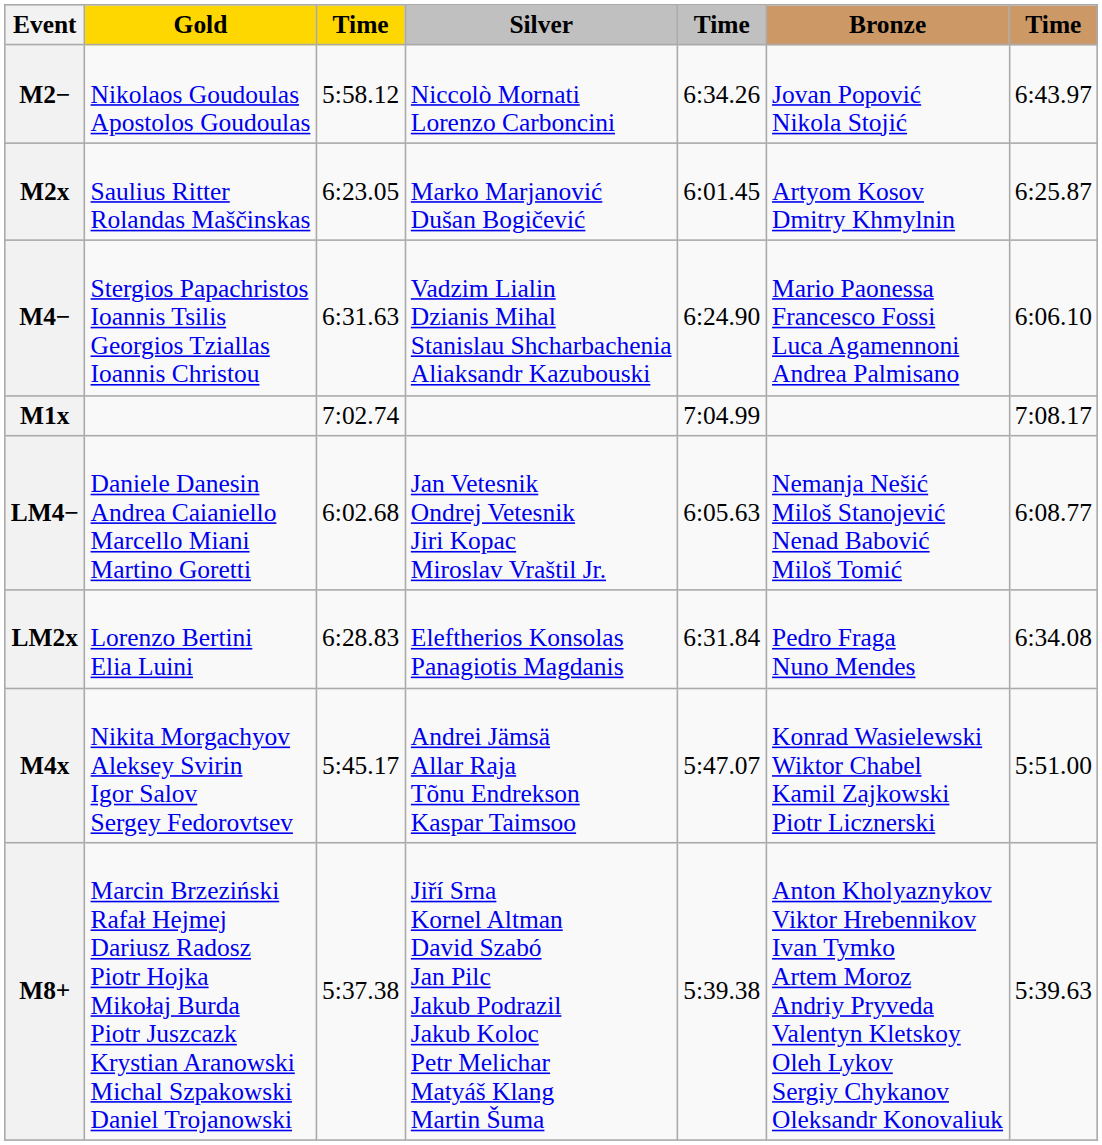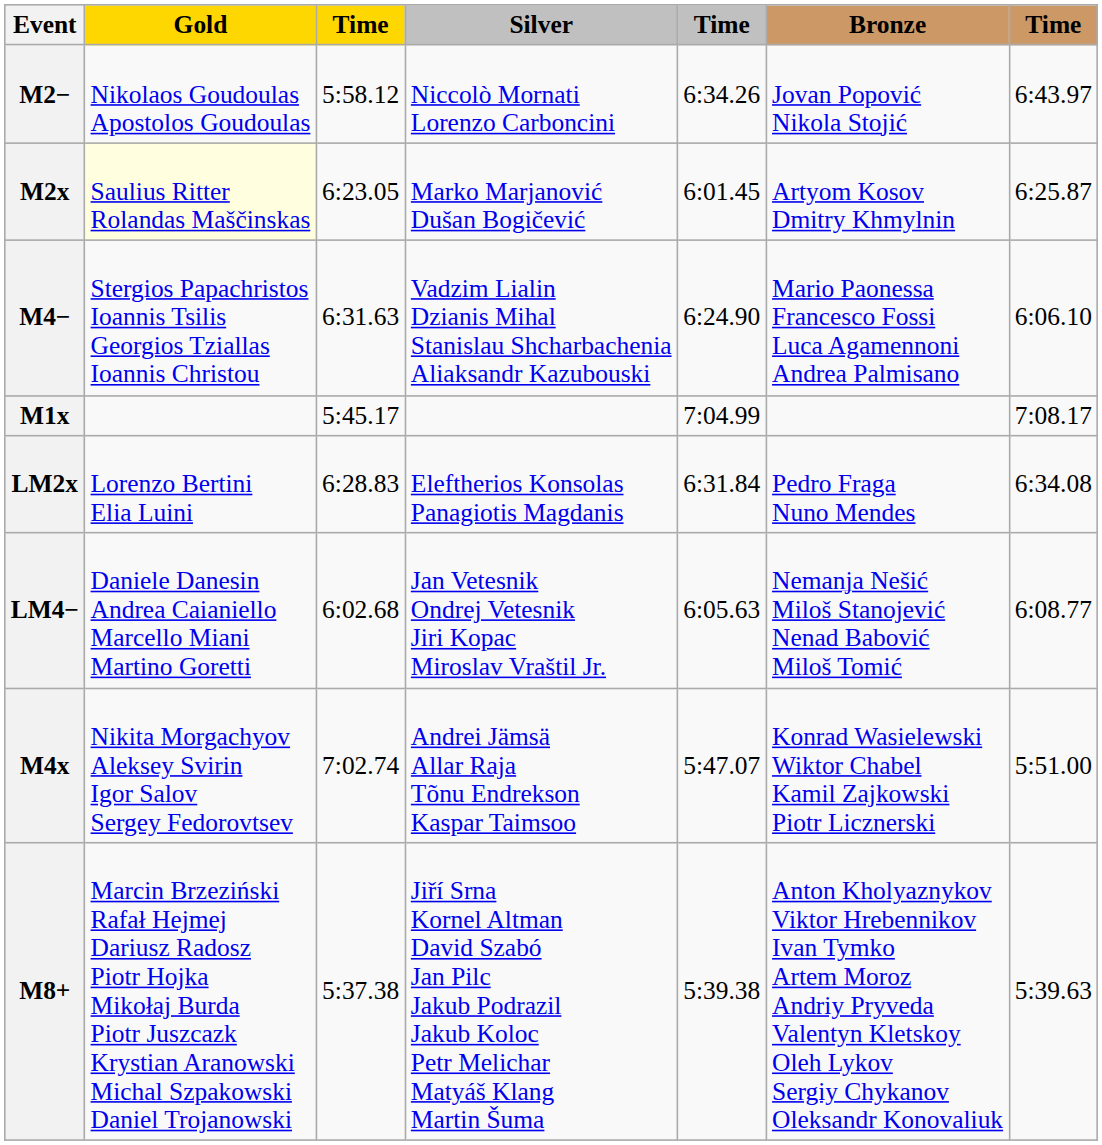(200, 205) no background -> (200, 205) lightyellow background
(361, 415) 7:02.74 -> (361, 415) 5:45.17
rows swapped: (45, 638) <-> (45, 512)
(361, 765) 5:45.17 -> (361, 765) 7:02.74
